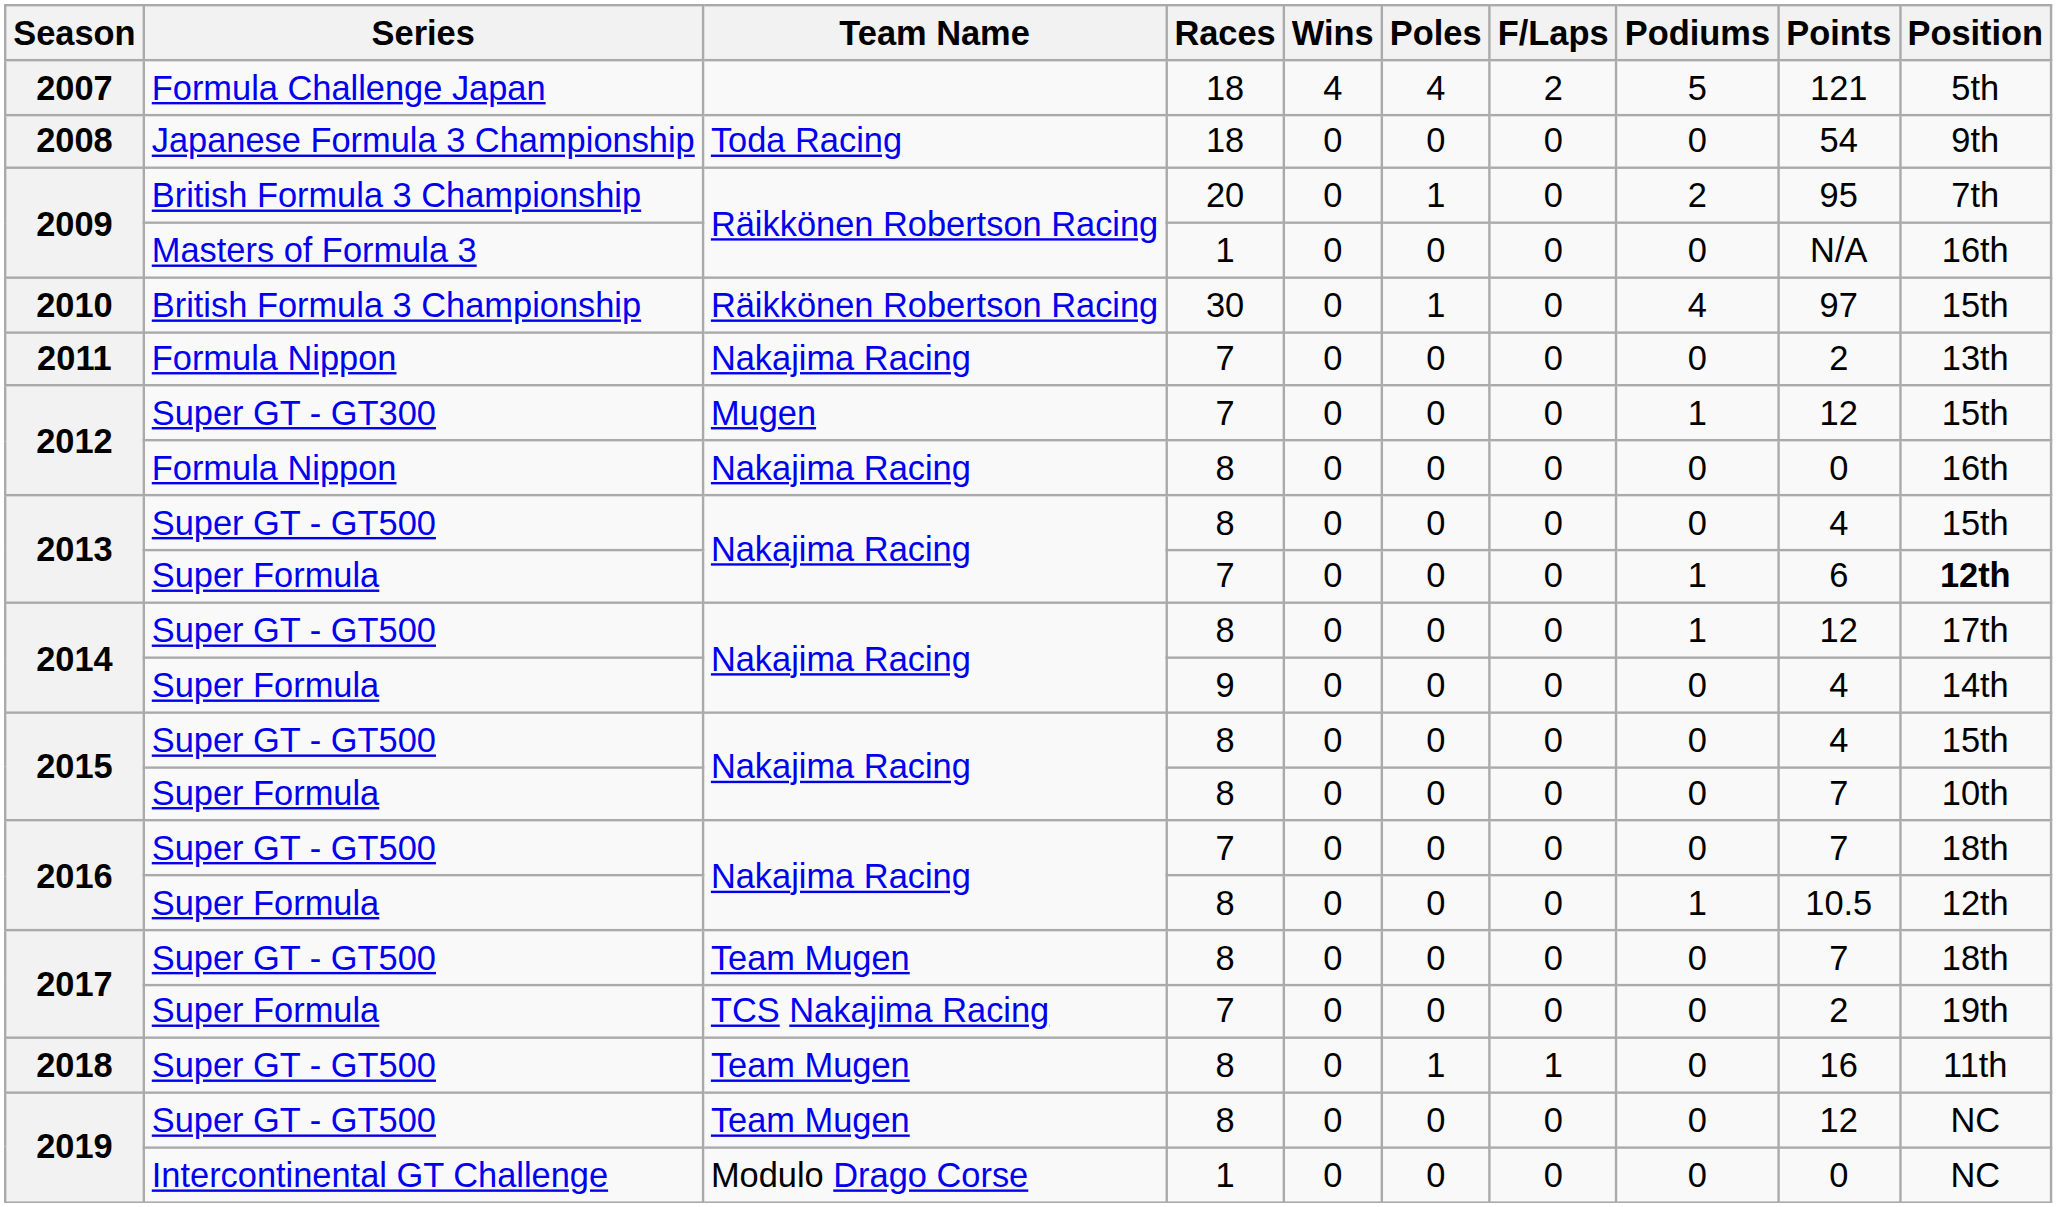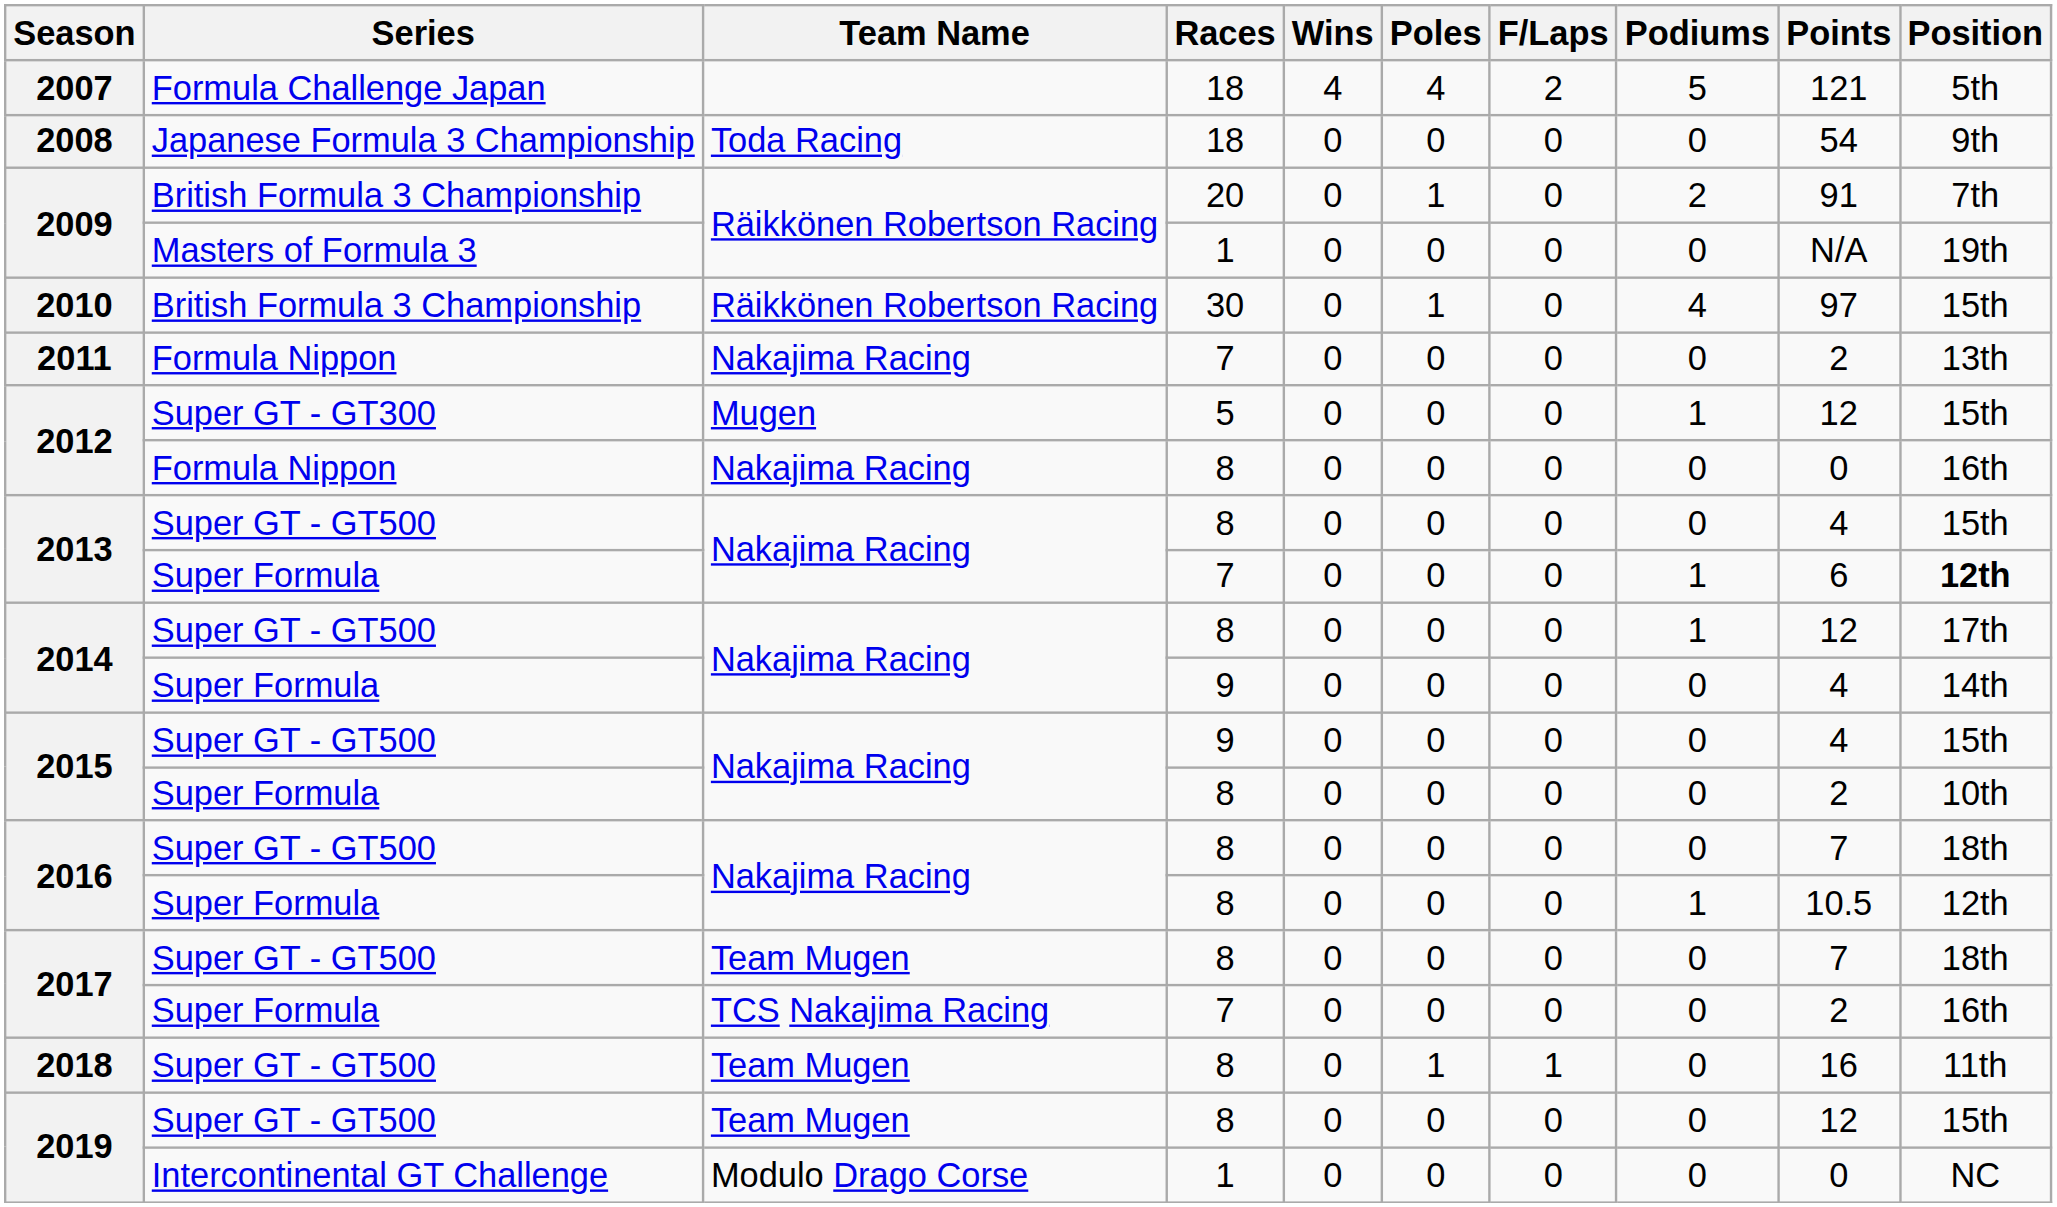(1839, 196) 95 -> (1839, 196) 91
(1975, 250) 16th -> (1975, 250) 19th
(1225, 413) 7 -> (1225, 413) 5
(1225, 740) 8 -> (1225, 740) 9
(1839, 794) 7 -> (1839, 794) 2
(1225, 848) 7 -> (1225, 848) 8
(1975, 1011) 19th -> (1975, 1011) 16th
(1975, 1120) NC -> (1975, 1120) 15th
